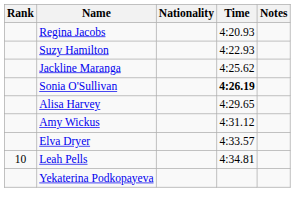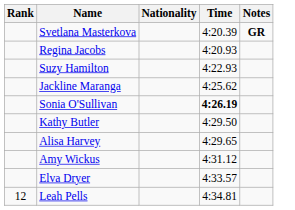+ row: (88, 31)
+ row: (69, 123)
(20, 159) 10 -> (20, 196) 12
- row: (96, 178)
